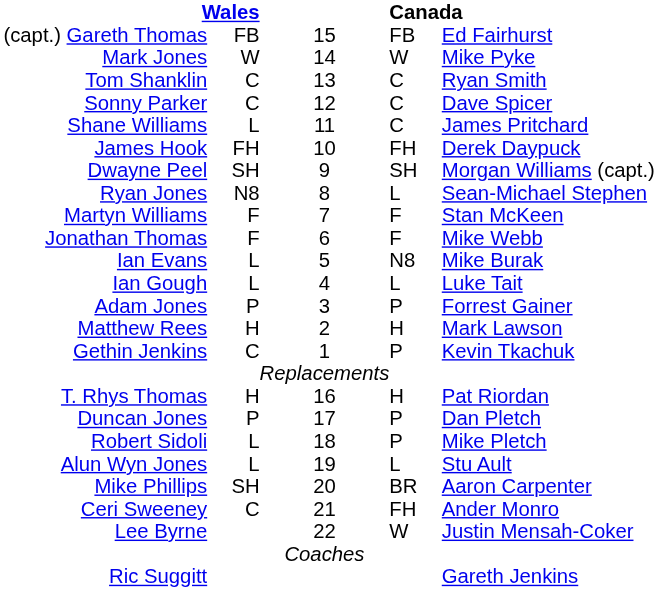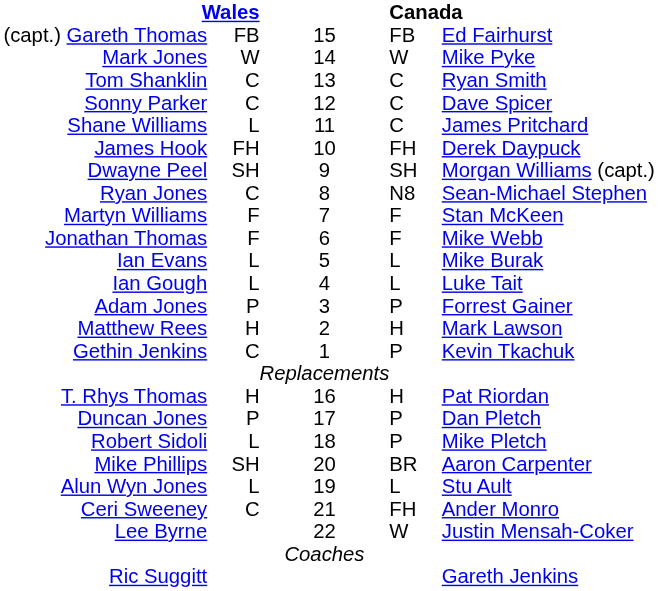(247, 193) N8 -> (252, 193) C
(395, 193) L -> (402, 193) N8
(402, 260) N8 -> (395, 260) L
rows swapped: (134, 463) <-> (151, 486)
